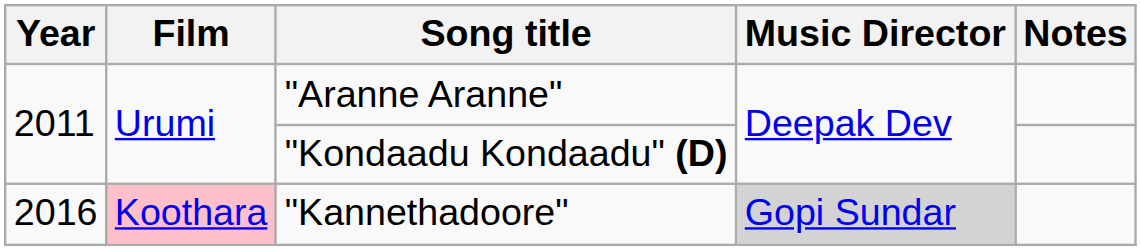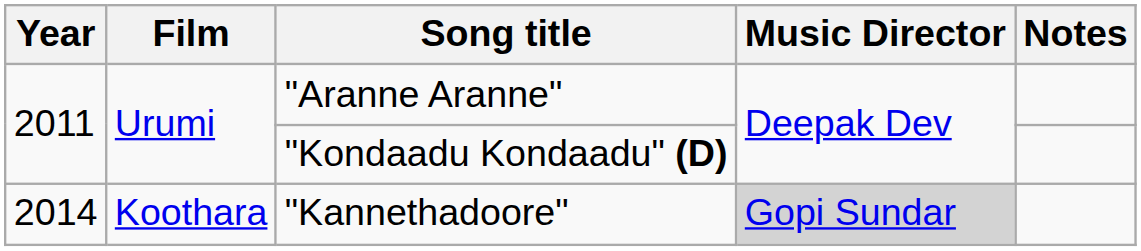(56, 213) 2016 -> (56, 213) 2014
(191, 213) pink background -> (191, 213) no background
